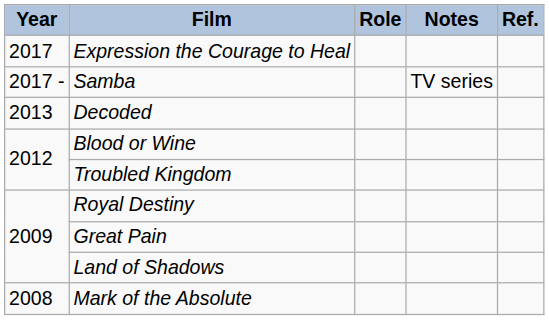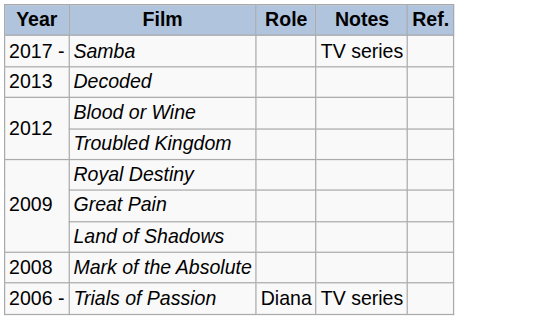- row: (212, 50)
+ row: (145, 298)
